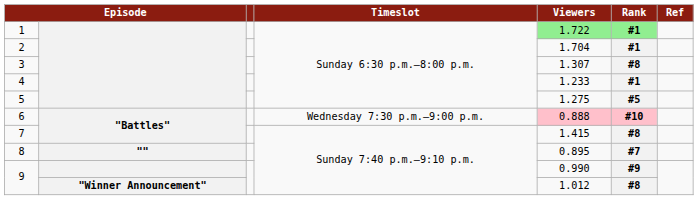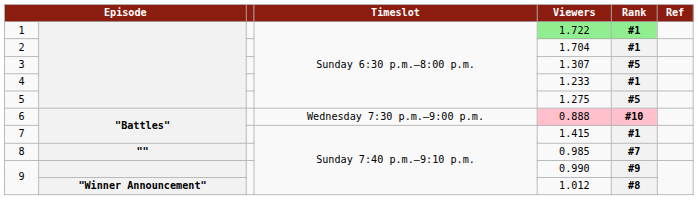(634, 65) #8 -> (634, 65) #5
(634, 134) #8 -> (634, 134) #1
(574, 151) 0.895 -> (574, 151) 0.985
